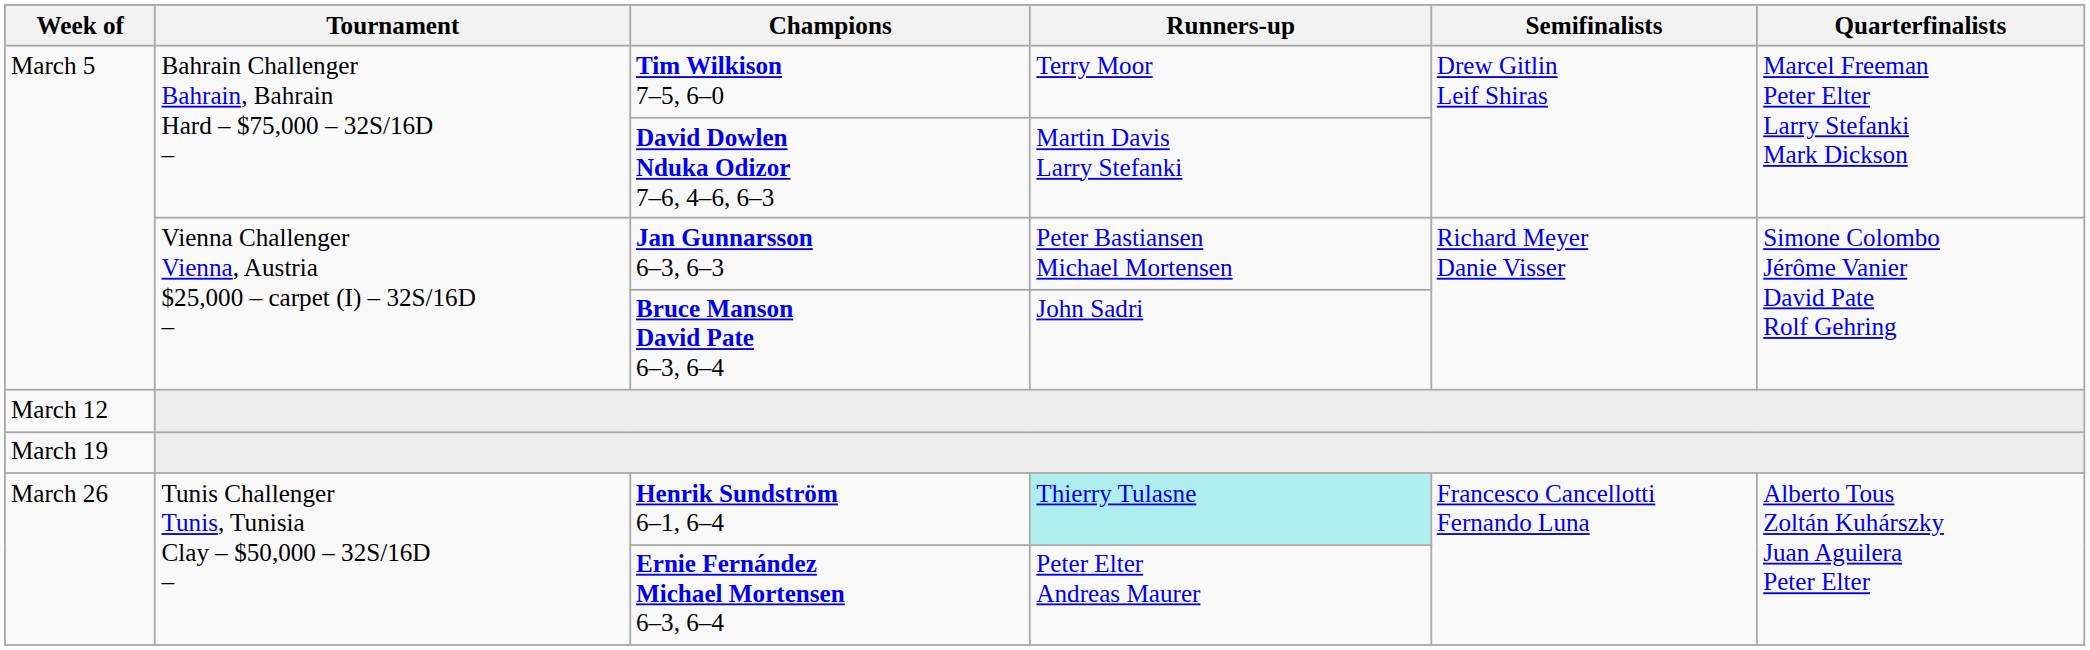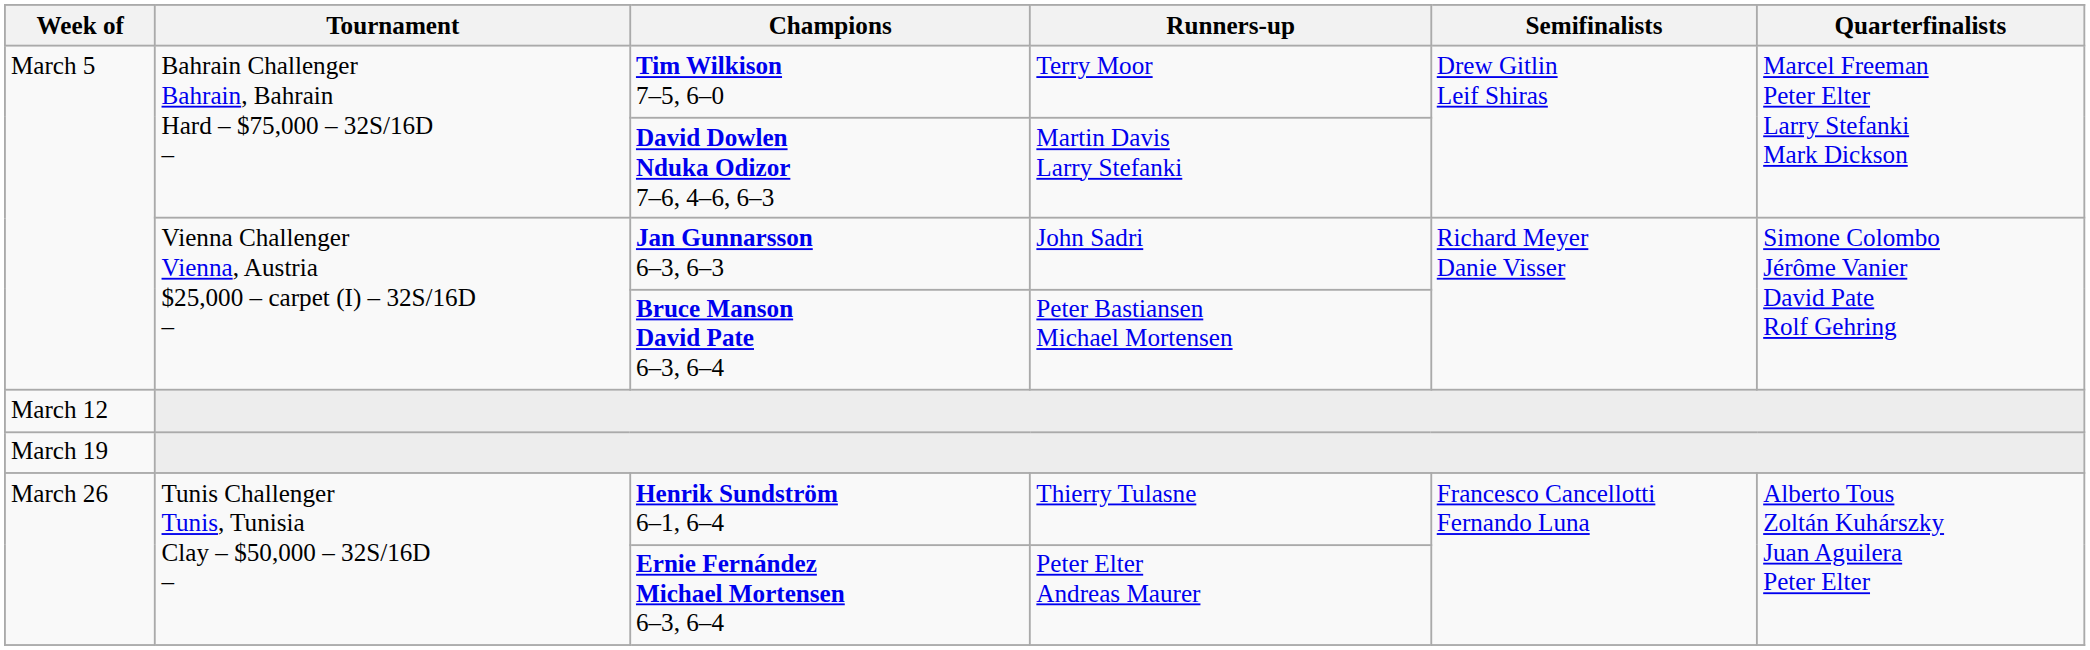(1134, 252) Peter Bastiansen Michael Mortensen -> (1090, 238) John Sadri
(1090, 309) John Sadri -> (1134, 324) Peter Bastiansen Michael Mortensen
(1116, 493) paleturquoise background -> (1116, 493) no background
